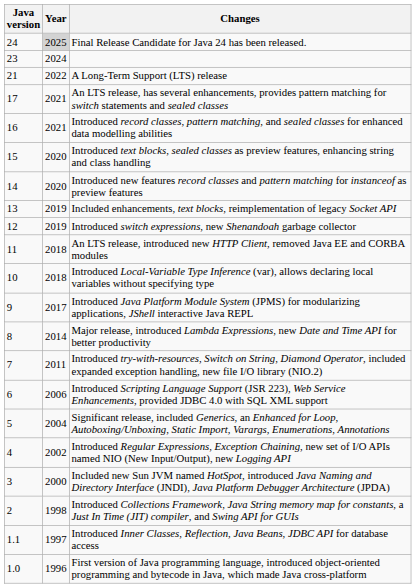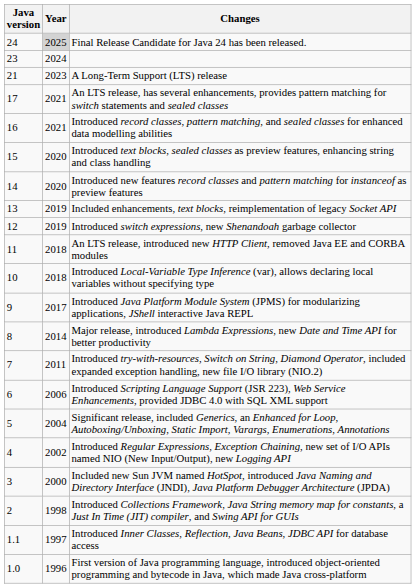(56, 76) 2022 -> (56, 76) 2023
